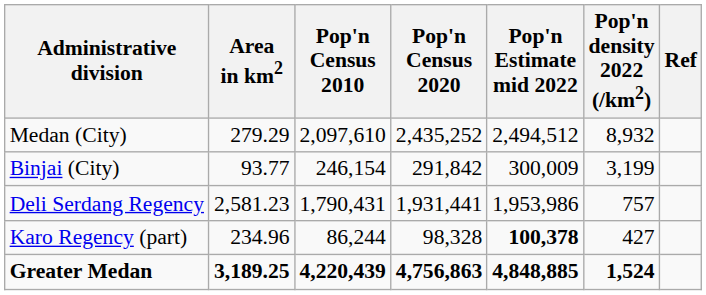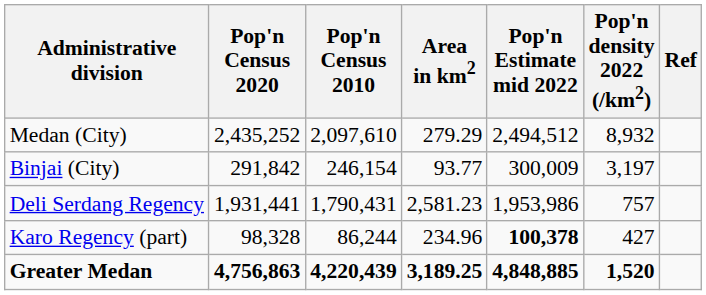columns swapped: (252, 60) <-> (439, 60)
(630, 168) 3,199 -> (630, 168) 3,197
(630, 271) 1,524 -> (630, 271) 1,520
